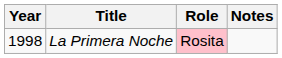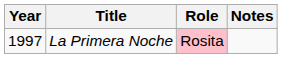(25, 41) 1998 -> (25, 41) 1997
